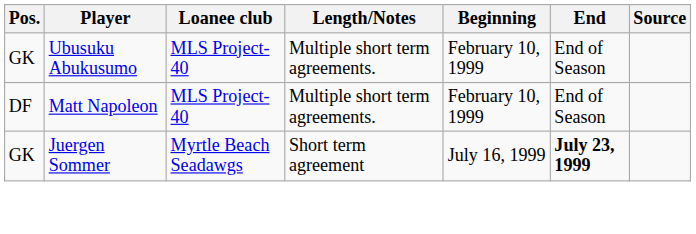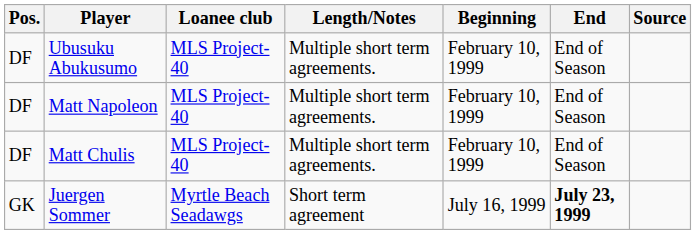(22, 57) GK -> (20, 57) DF
+ row: (92, 155)
